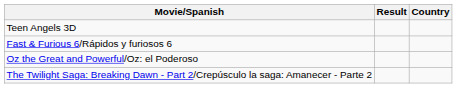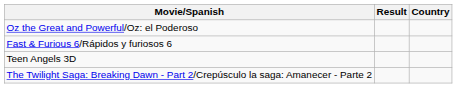rows swapped: (41, 28) <-> (102, 59)
